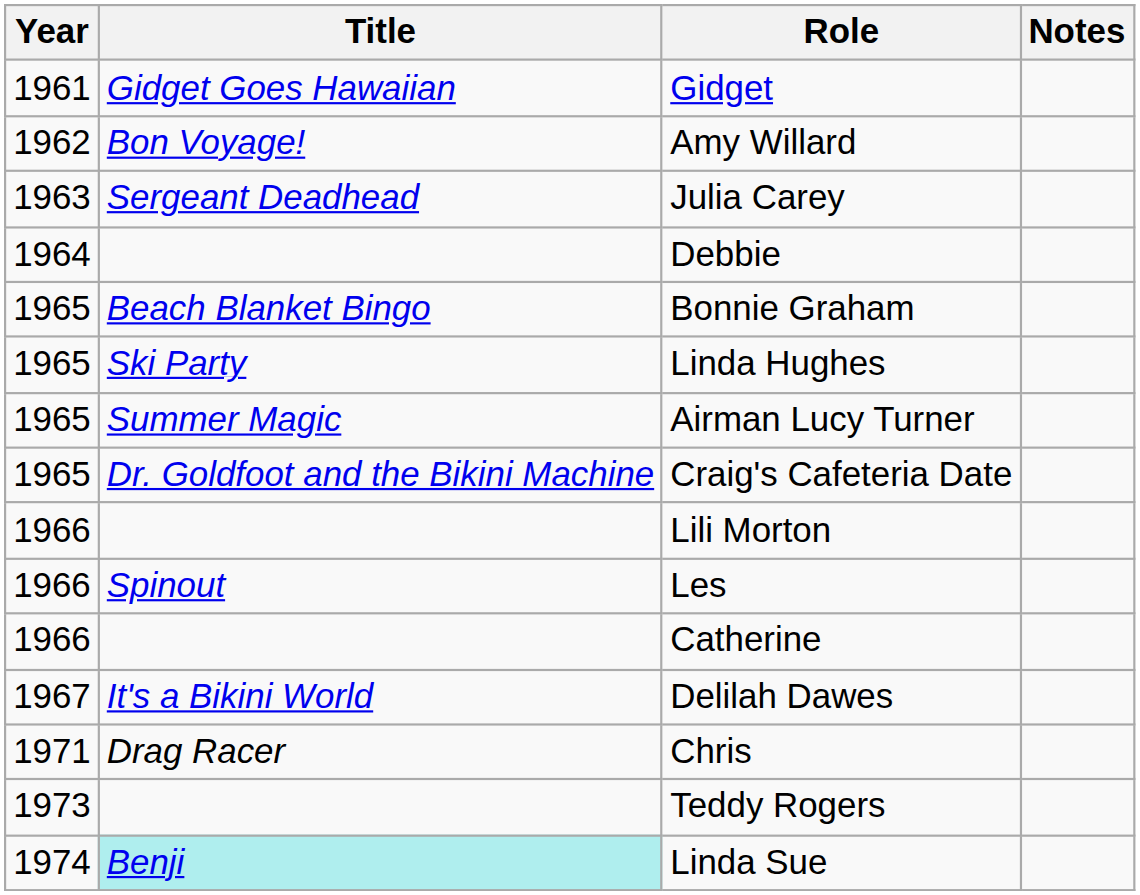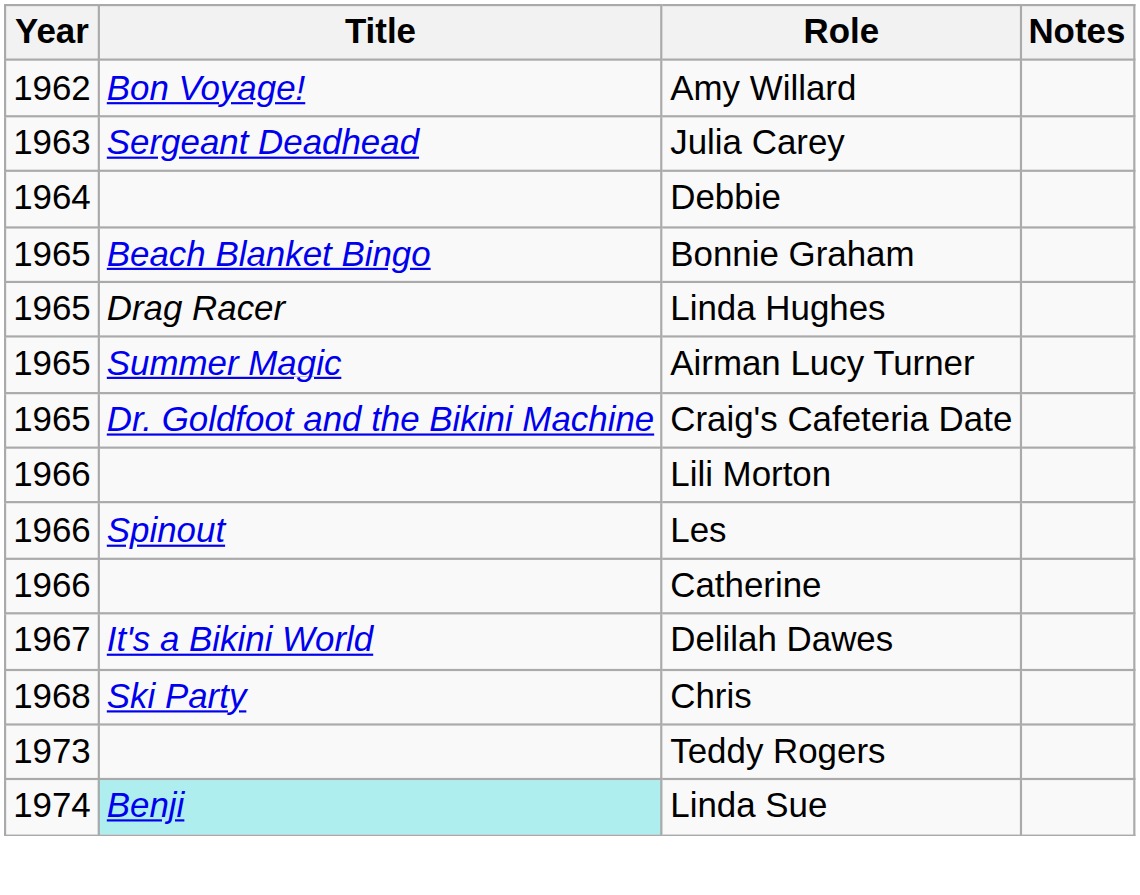- row: (722, 87)
(177, 364) Ski Party -> (196, 308) Drag Racer
(52, 751) 1971 -> (52, 695) 1968
(196, 751) Drag Racer -> (177, 695) Ski Party
